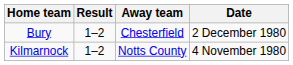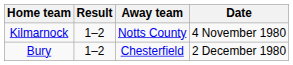rows swapped: (39, 51) <-> (39, 32)
